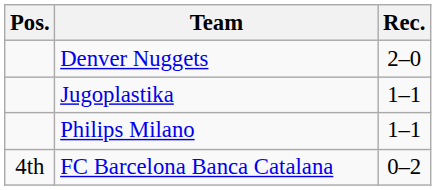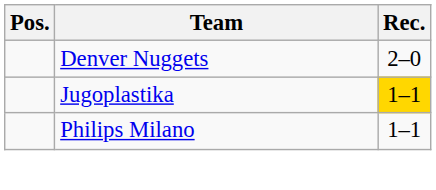(404, 94) no background -> (404, 94) gold background
- row: (197, 166)
